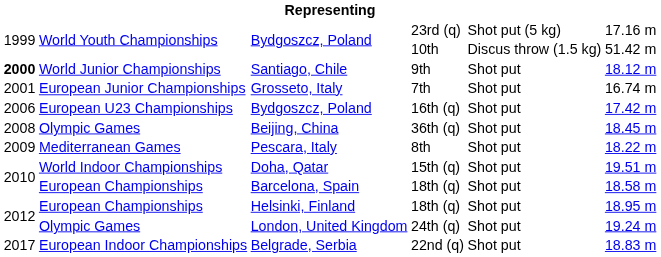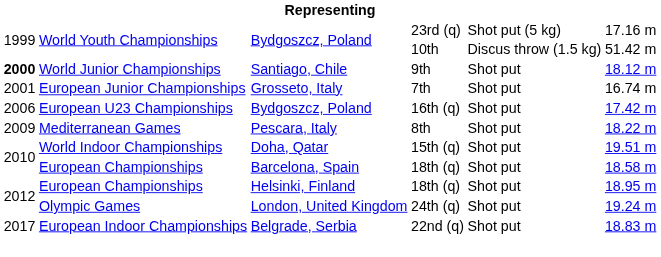- row: (295, 128)
